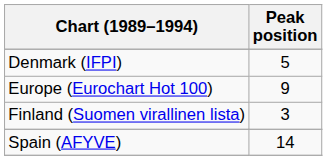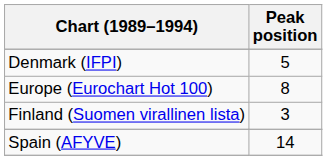(285, 89) 9 -> (285, 89) 8
